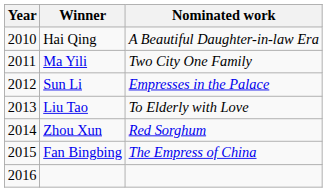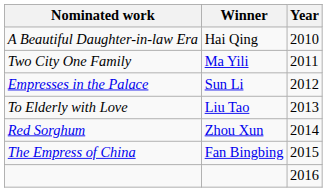columns swapped: (22, 15) <-> (224, 15)
